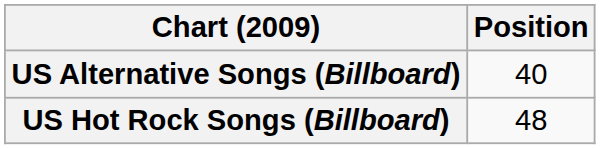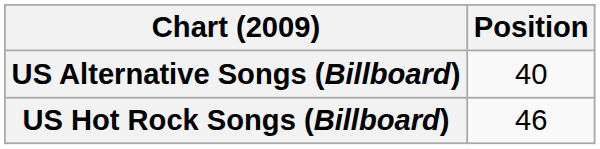(531, 119) 48 -> (531, 119) 46
